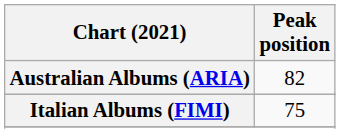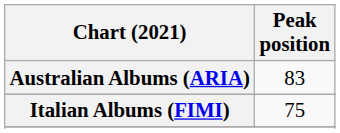(295, 77) 82 -> (295, 77) 83
